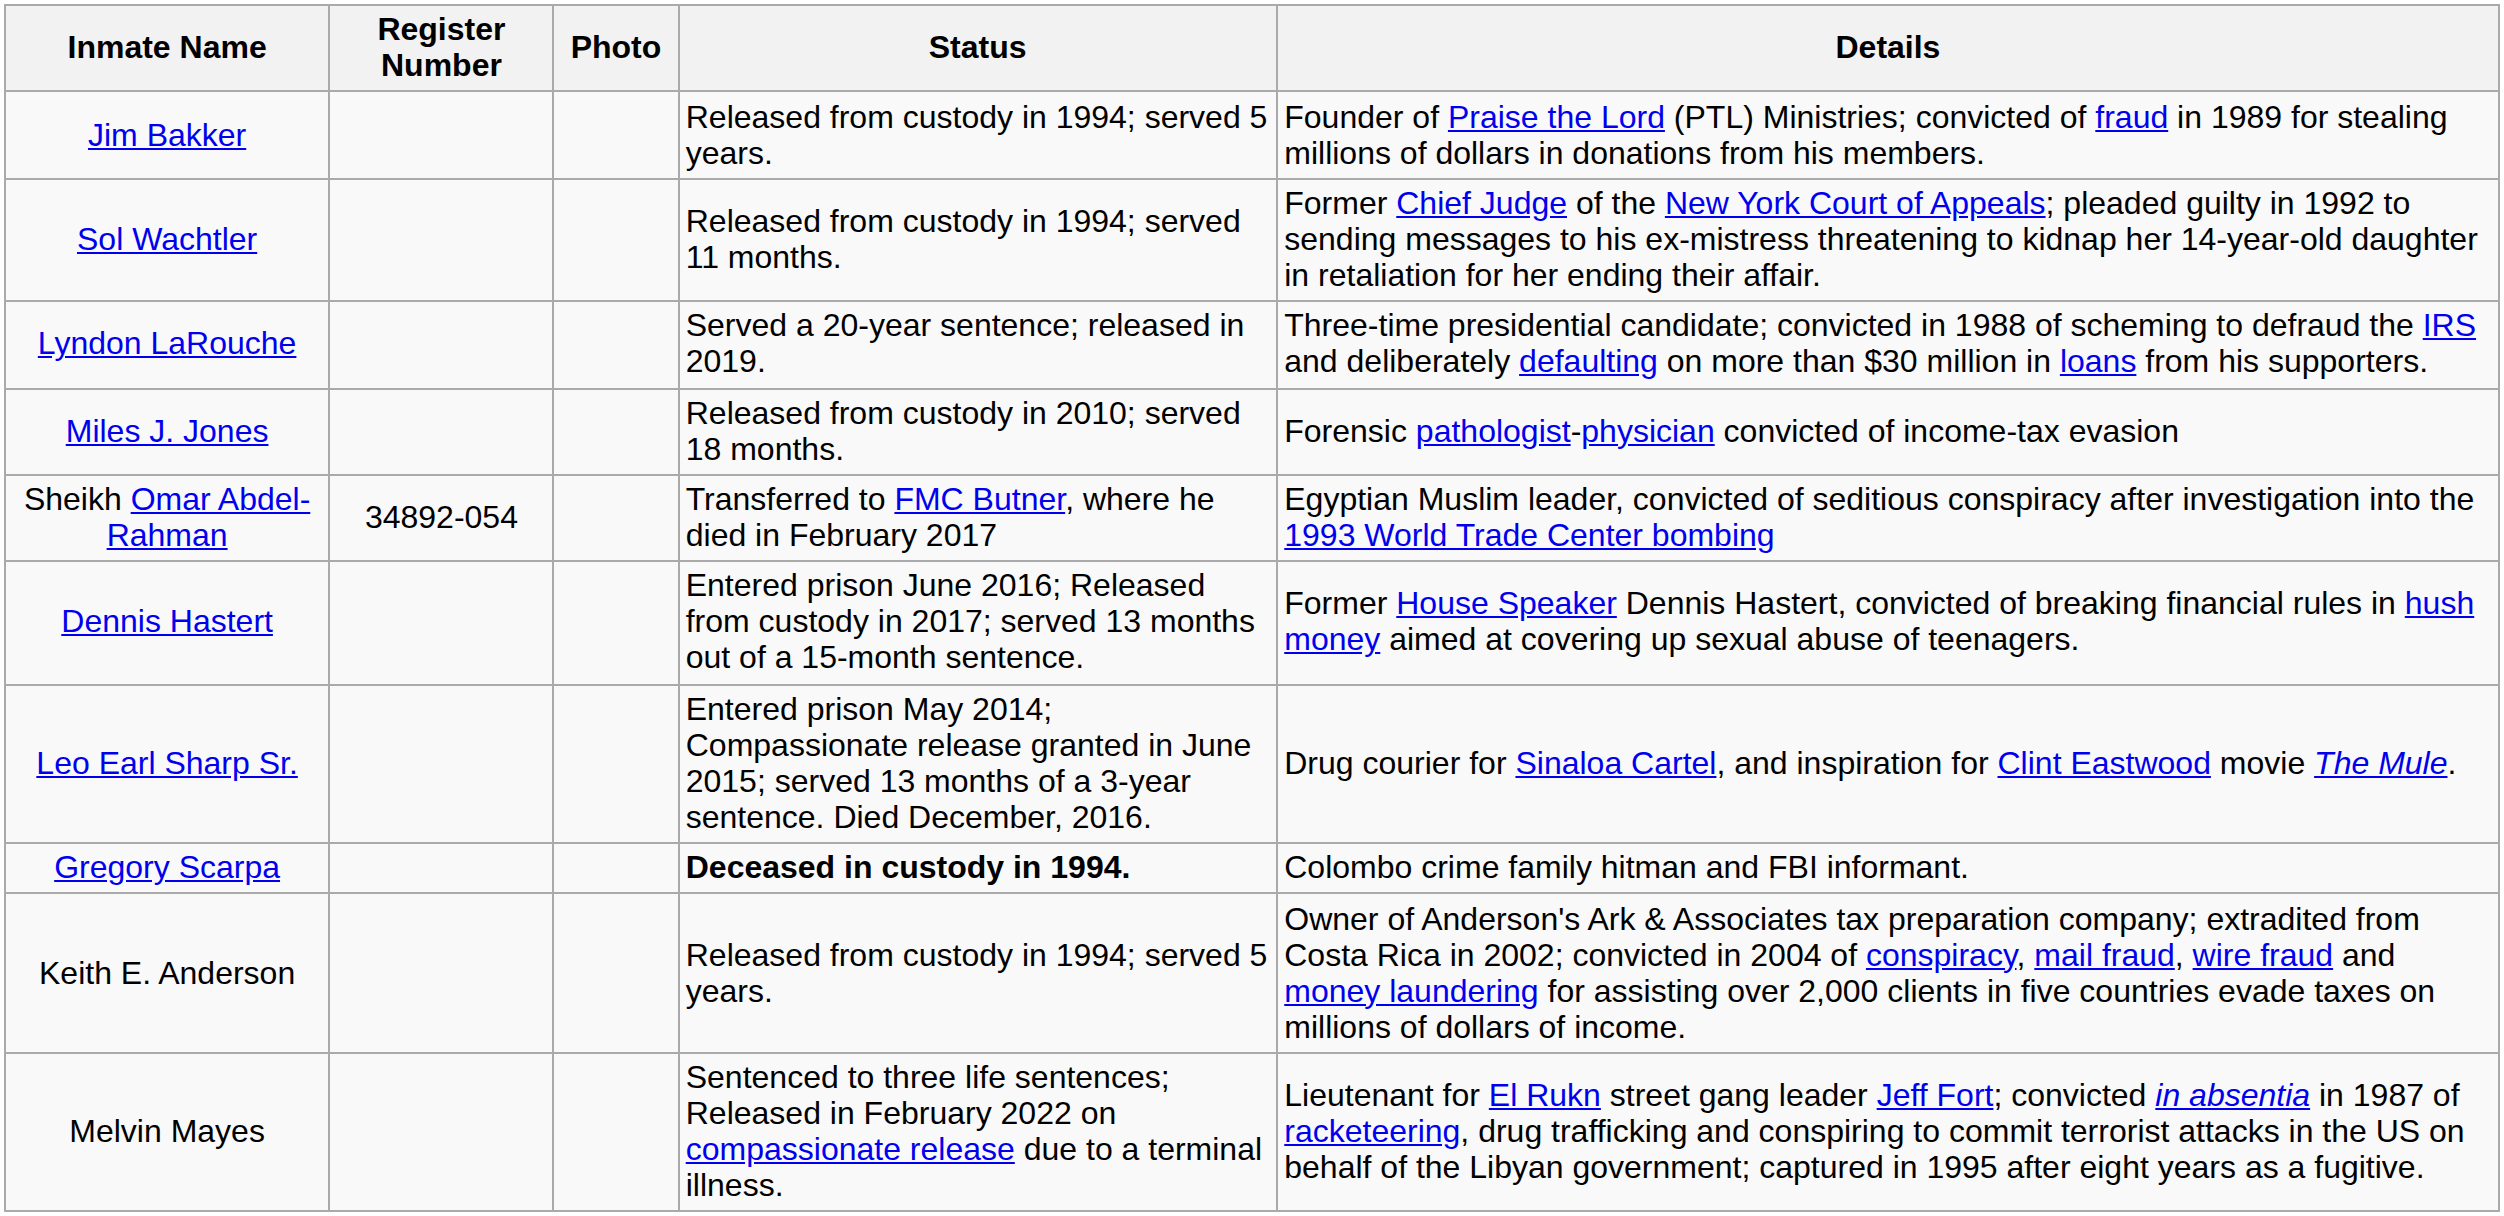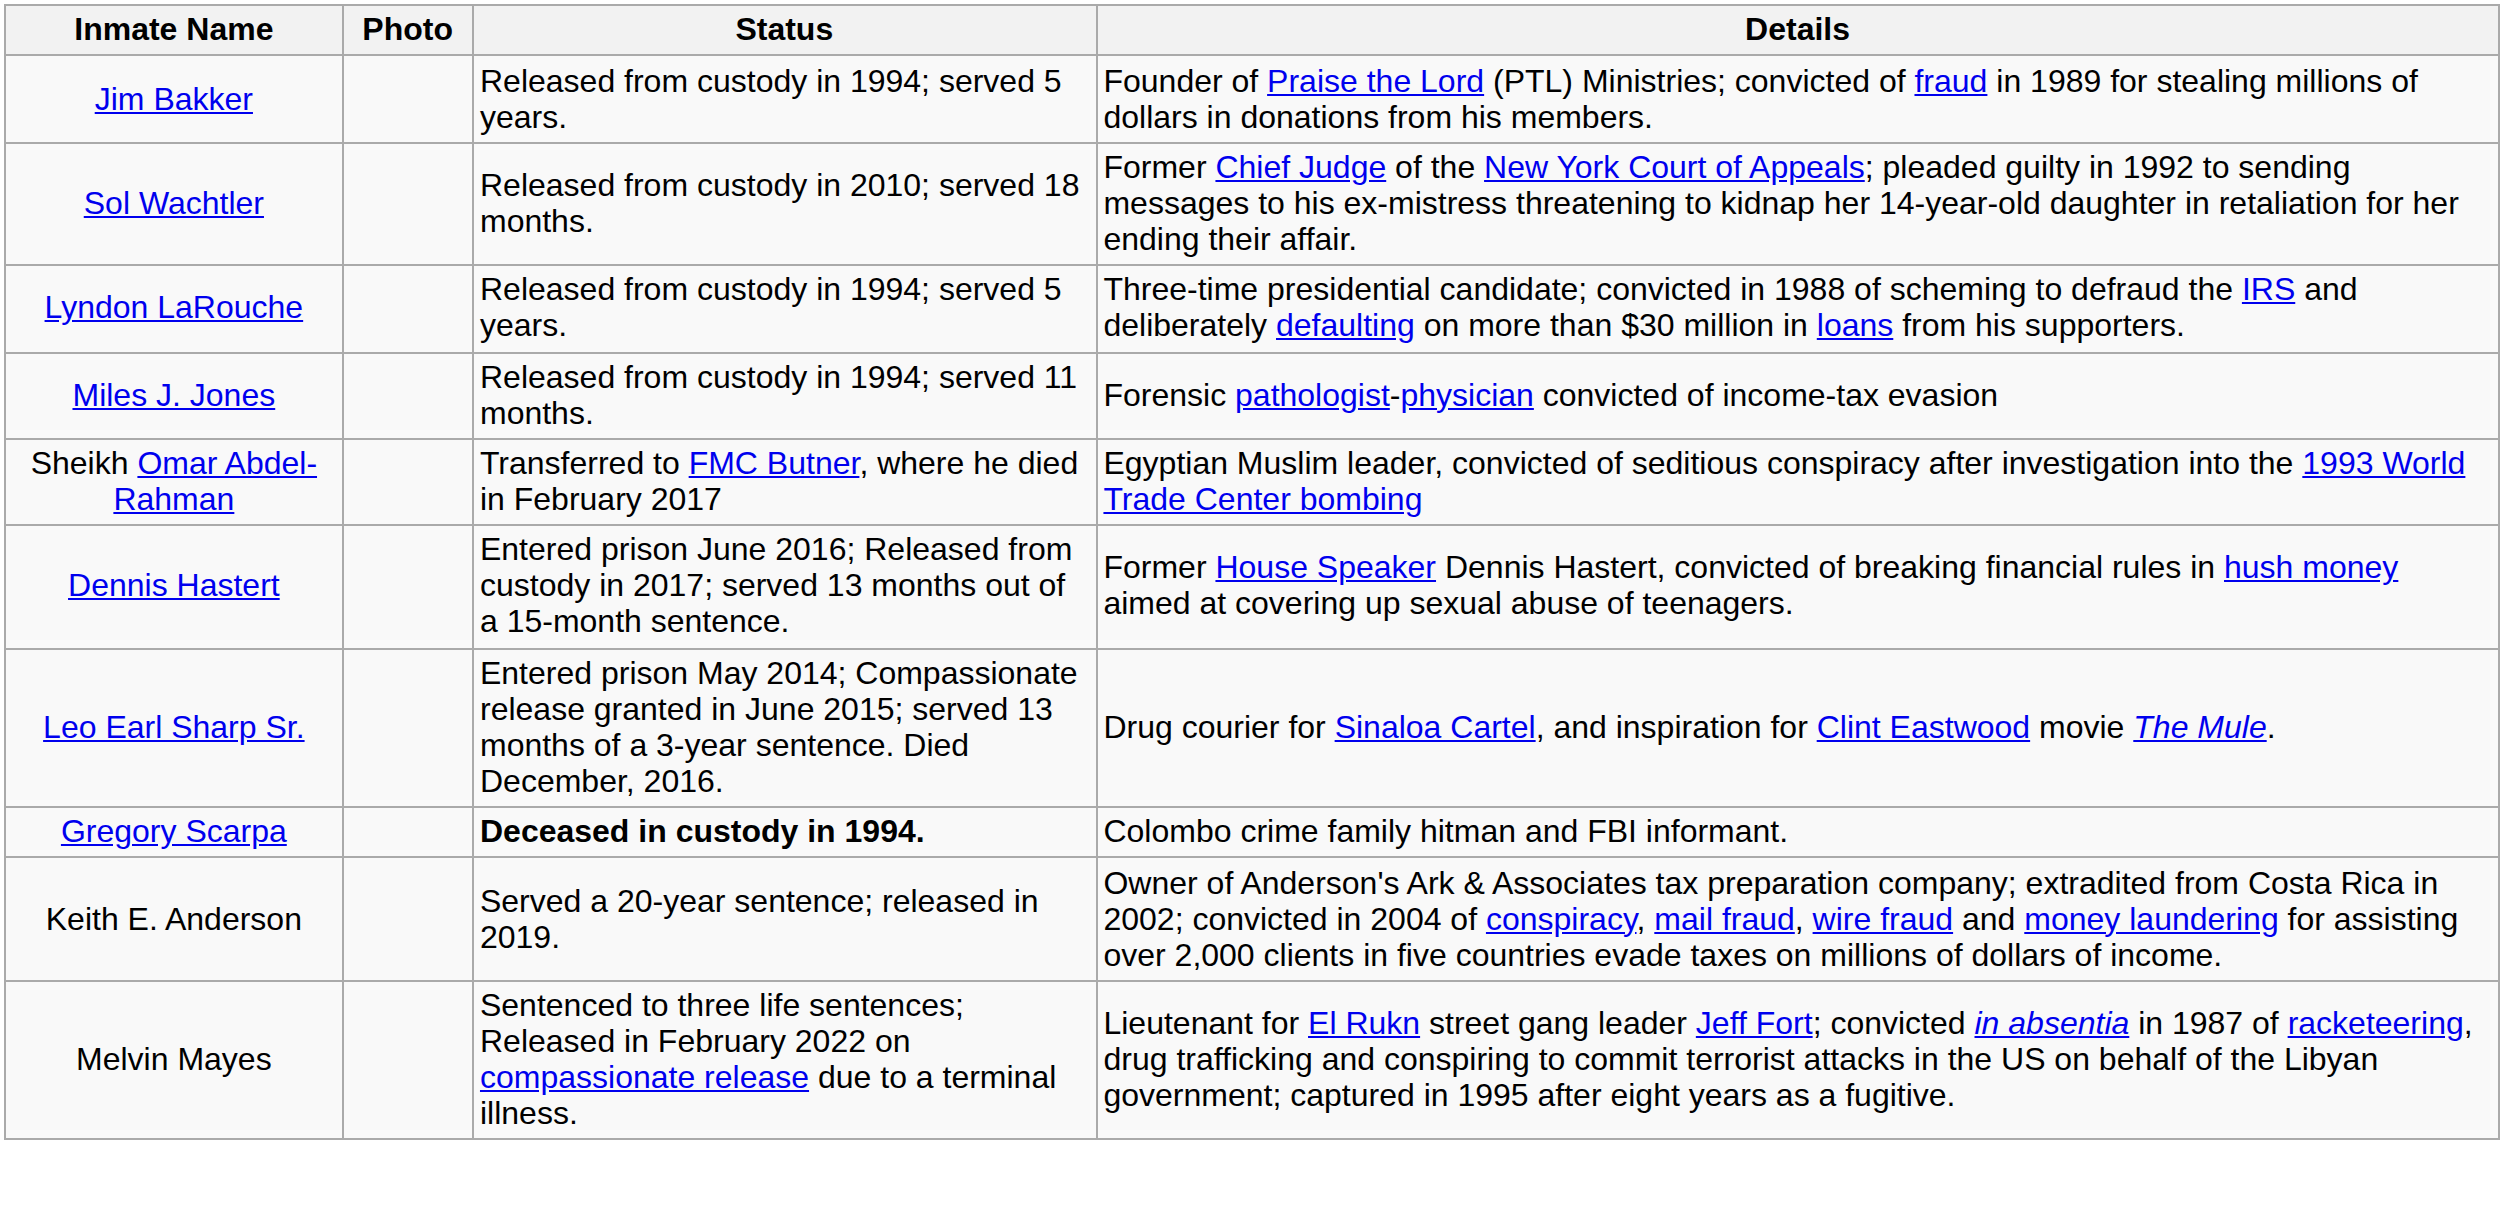- column: (441, 47)
(963, 239) Released from custody in 1994; served 11 months. -> (780, 203) Released from custody in 2010; served 18 months.
(965, 344) Served a 20-year sentence; released in 2019. -> (771, 308) Released from custody in 1994; served 5 years.
(963, 430) Released from custody in 2010; served 18 months. -> (779, 394) Released from custody in 1994; served 11 months.
(977, 972) Released from custody in 1994; served 5 years. -> (759, 918) Served a 20-year sentence; released in 2019.
